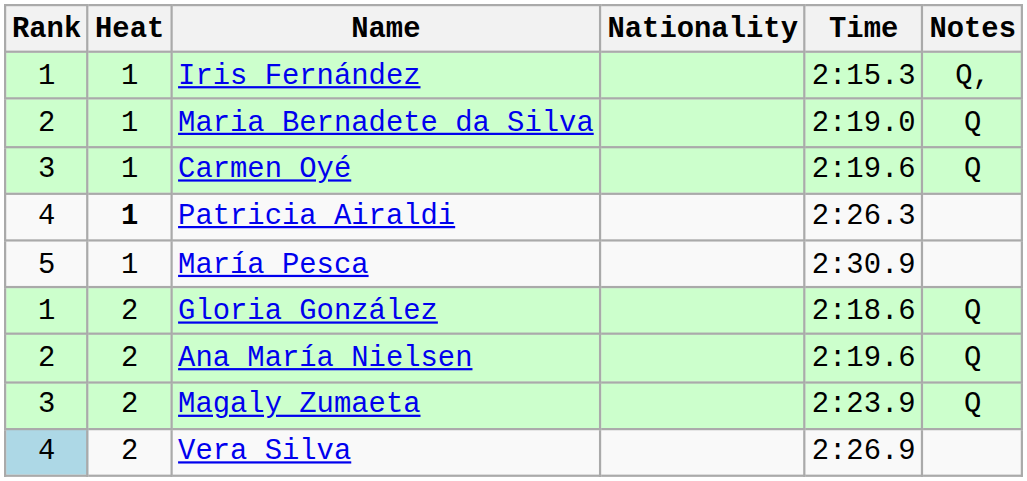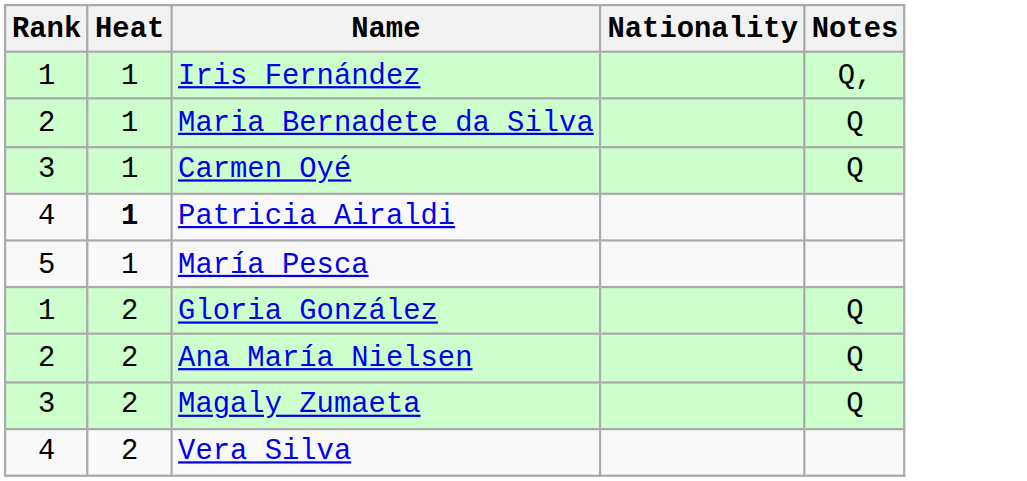- column: (864, 29)
(47, 452) lightblue background -> (47, 452) no background
